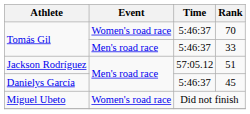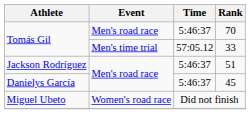(131, 30) Women's road race -> (125, 30) Men's road race
(125, 48) Men's road race -> (124, 48) Men's time trial
(195, 48) 5:46:37 -> (195, 48) 57:05.12
(195, 65) 57:05.12 -> (195, 65) 5:46:37
